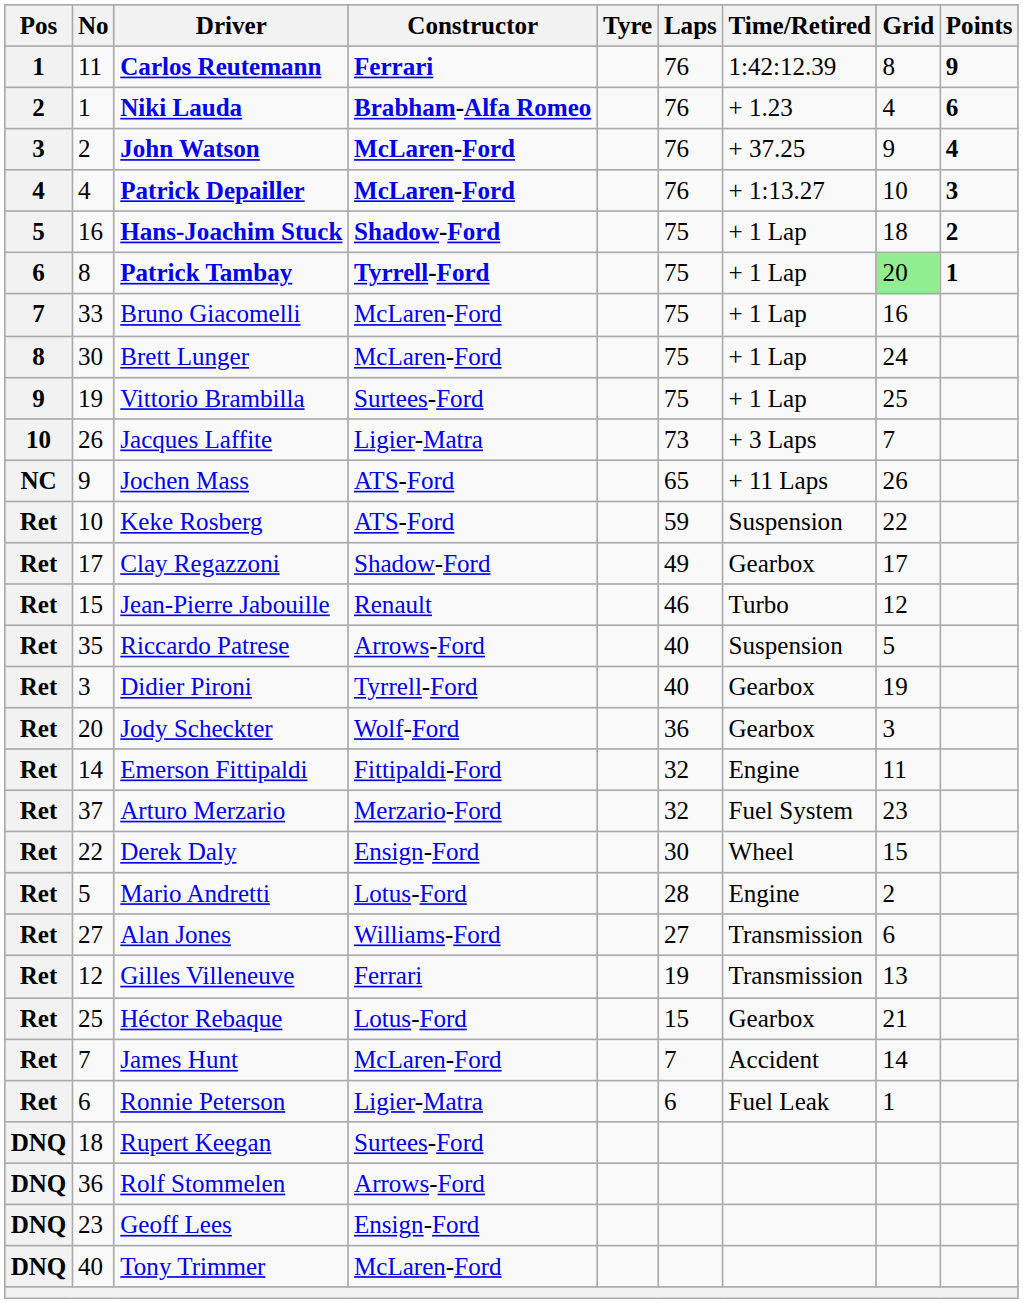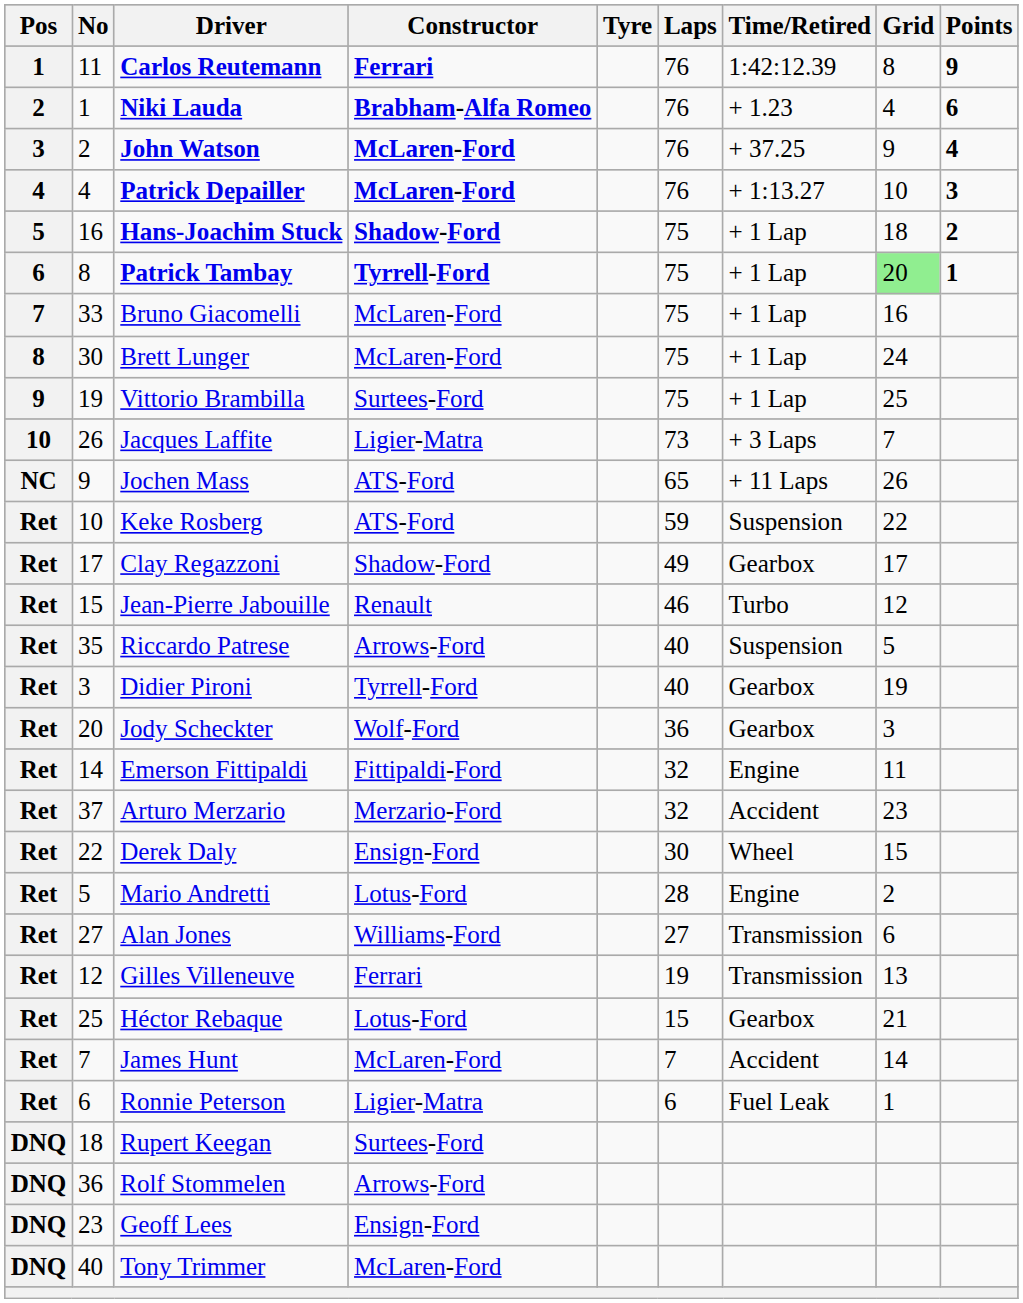(791, 811) Fuel System -> (774, 811) Accident
